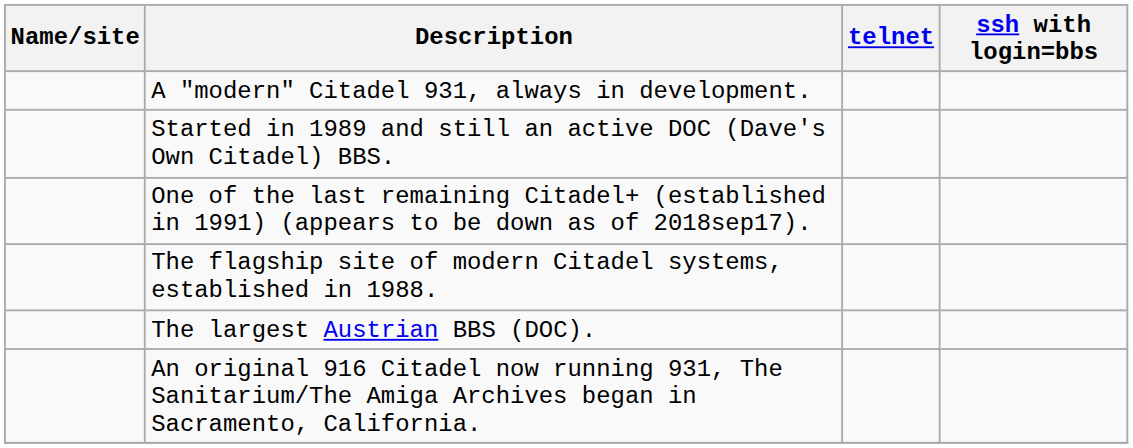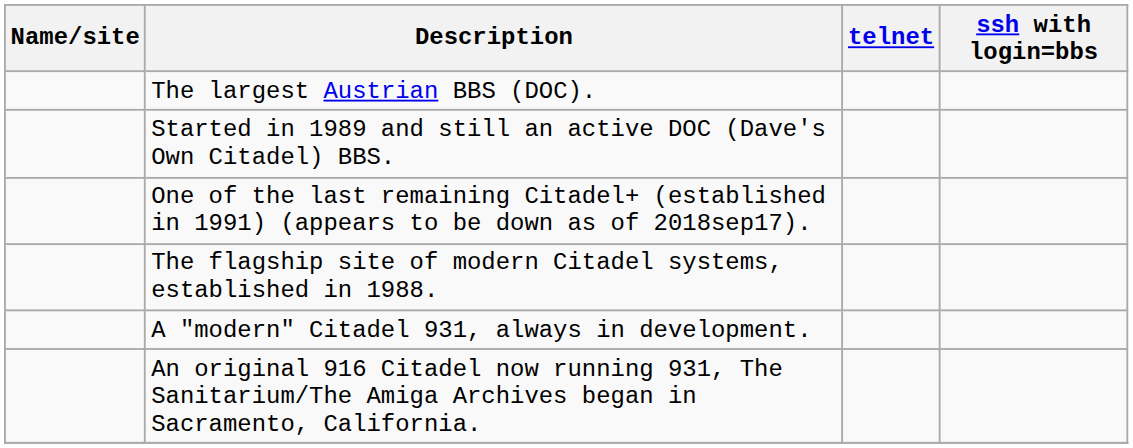rows swapped: (374, 330) <-> (481, 91)
